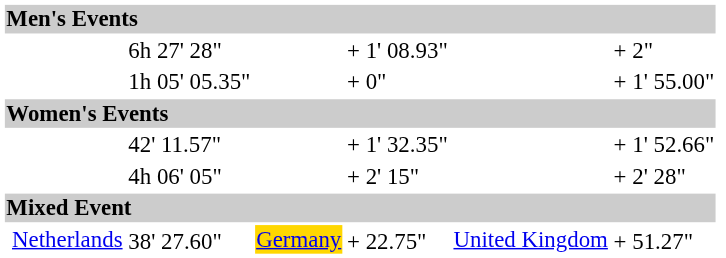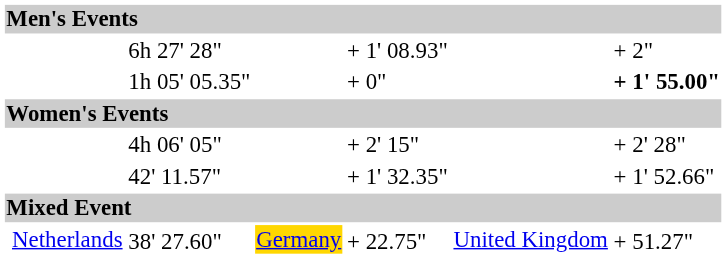(664, 81) normal -> (667, 81) bold
rows swapped: (67, 176) <-> (67, 145)
